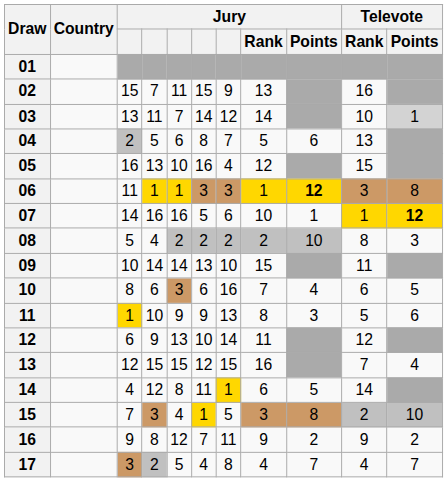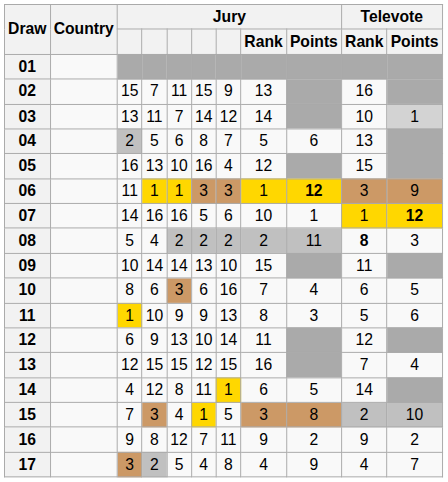(415, 191) 8 -> (415, 191) 9
(314, 240) 10 -> (314, 240) 11
(364, 240) normal -> (364, 240) bold
(314, 464) 7 -> (314, 464) 9
